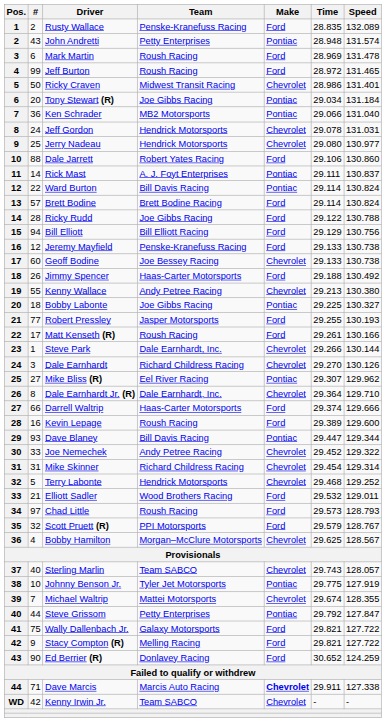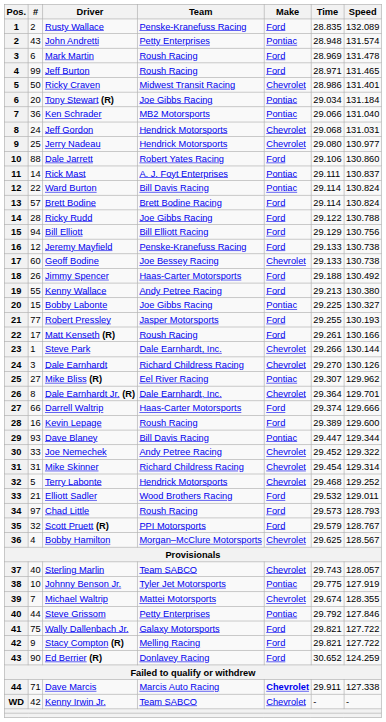(327, 71) 28.972 -> (327, 71) 28.971
(327, 129) 29.078 -> (327, 129) 29.068
(286, 291) Chevrolet -> (276, 291) Ford
(35, 305) 18 -> (35, 305) 15
(363, 393) 129.710 -> (363, 393) 129.701
(363, 614) 127.847 -> (363, 614) 127.846
